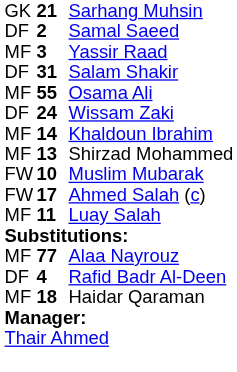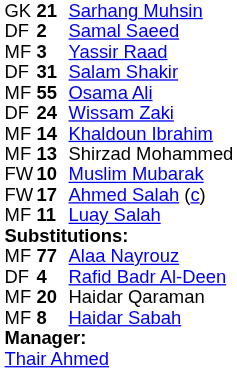(47, 297) 18 -> (47, 297) 20
+ row: (125, 317)
